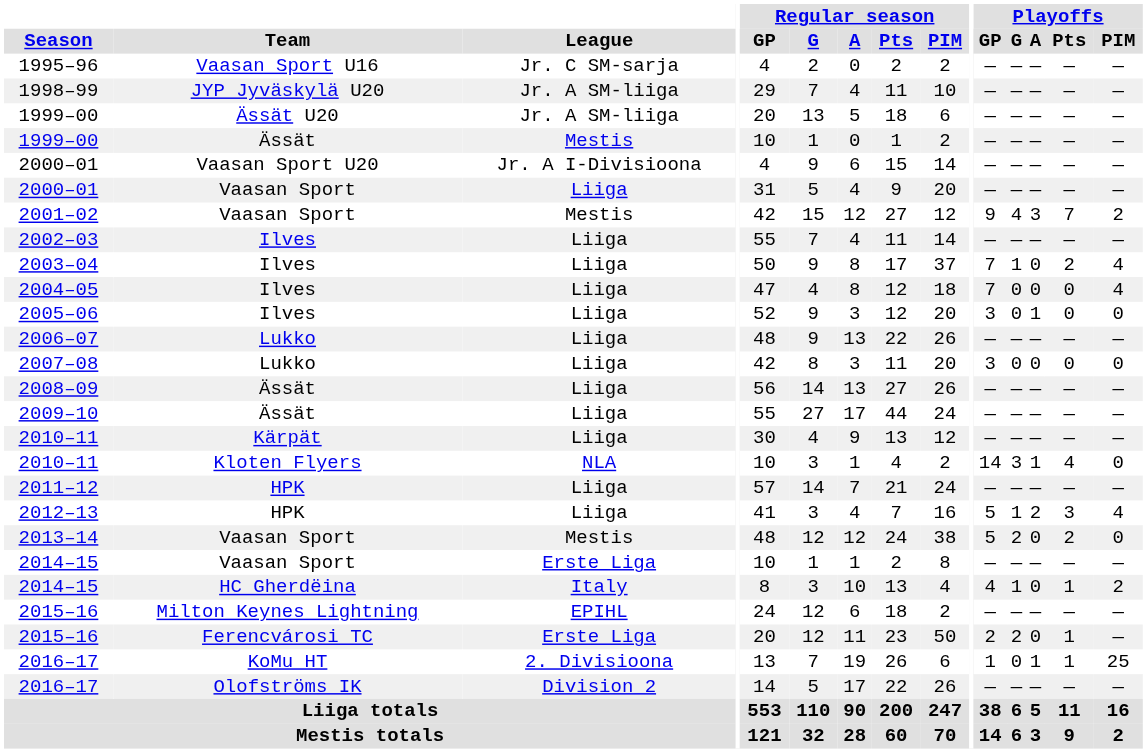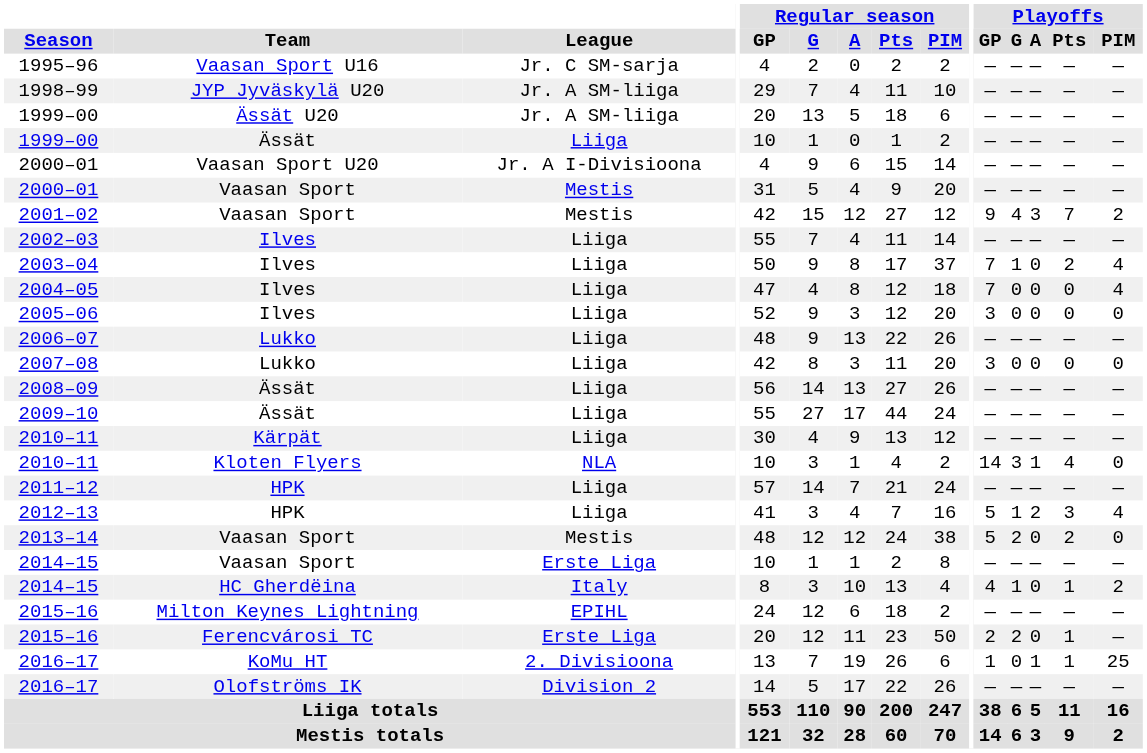(599, 141) Mestis -> (599, 141) Liiga
(599, 190) Liiga -> (599, 190) Mestis
(1035, 314) 1 -> (1035, 314) 0
